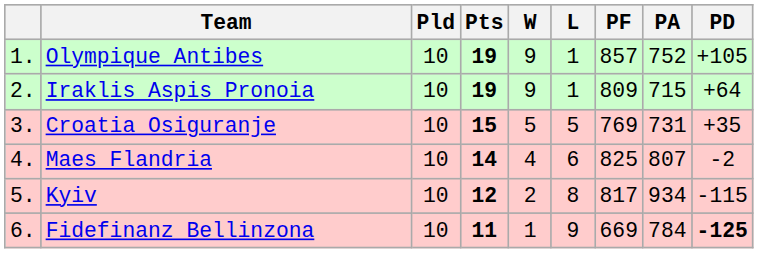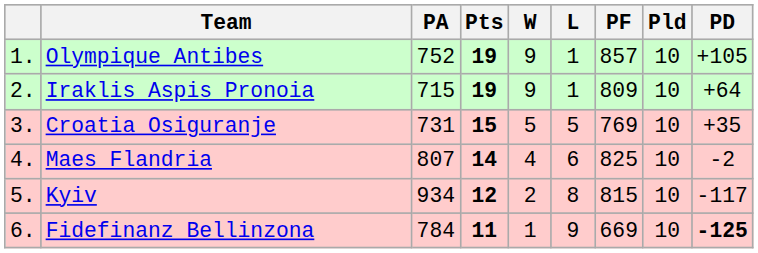columns swapped: (436, 22) <-> (667, 22)
(619, 196) 817 -> (619, 196) 815
(722, 196) -115 -> (722, 196) -117
